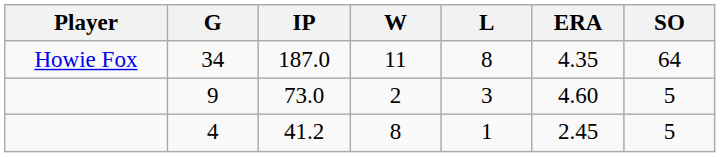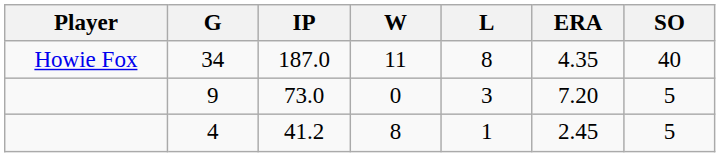(669, 59) 64 -> (669, 59) 40
(395, 95) 2 -> (395, 95) 0
(578, 95) 4.60 -> (578, 95) 7.20
